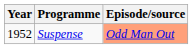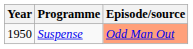(20, 33) 1952 -> (20, 33) 1950
